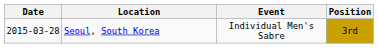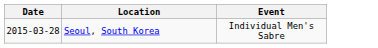- column: (350, 12)
